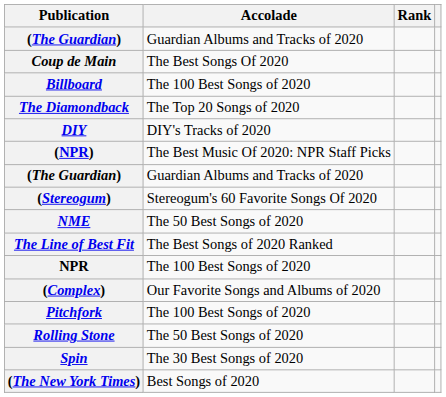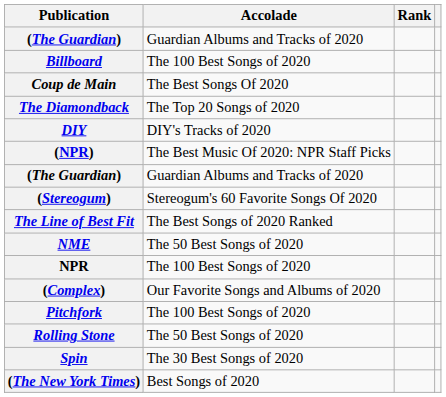rows swapped: (74, 84) <-> (74, 61)
rows swapped: (74, 244) <-> (74, 221)
